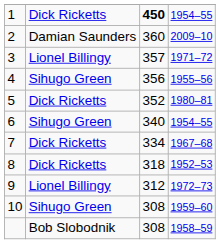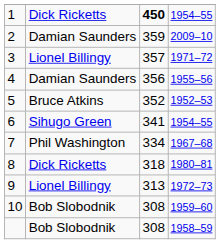(154, 36) 360 -> (154, 36) 359
(70, 79) Sihugo Green -> (82, 79) Damian Saunders
(67, 100) Dick Ricketts -> (66, 100) Bruce Atkins
(191, 100) 1980–81 -> (191, 100) 1952–53
(154, 121) 340 -> (154, 121) 341
(67, 143) Dick Ricketts -> (77, 143) Phil Washington
(191, 164) 1952–53 -> (191, 164) 1980–81
(154, 185) 312 -> (154, 185) 313
(70, 206) Sihugo Green -> (72, 206) Bob Slobodnik
